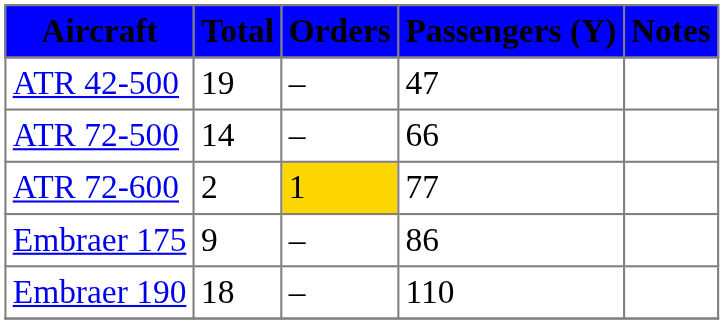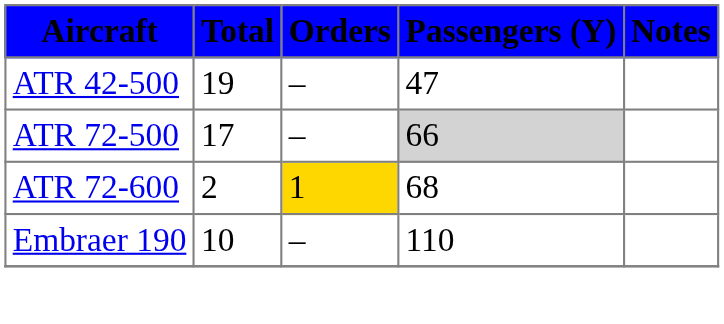(218, 135) 14 -> (218, 135) 17
(422, 135) no background -> (422, 135) lightgrey background
(422, 187) 77 -> (422, 187) 68
- row: (100, 239)
(218, 291) 18 -> (218, 239) 10
